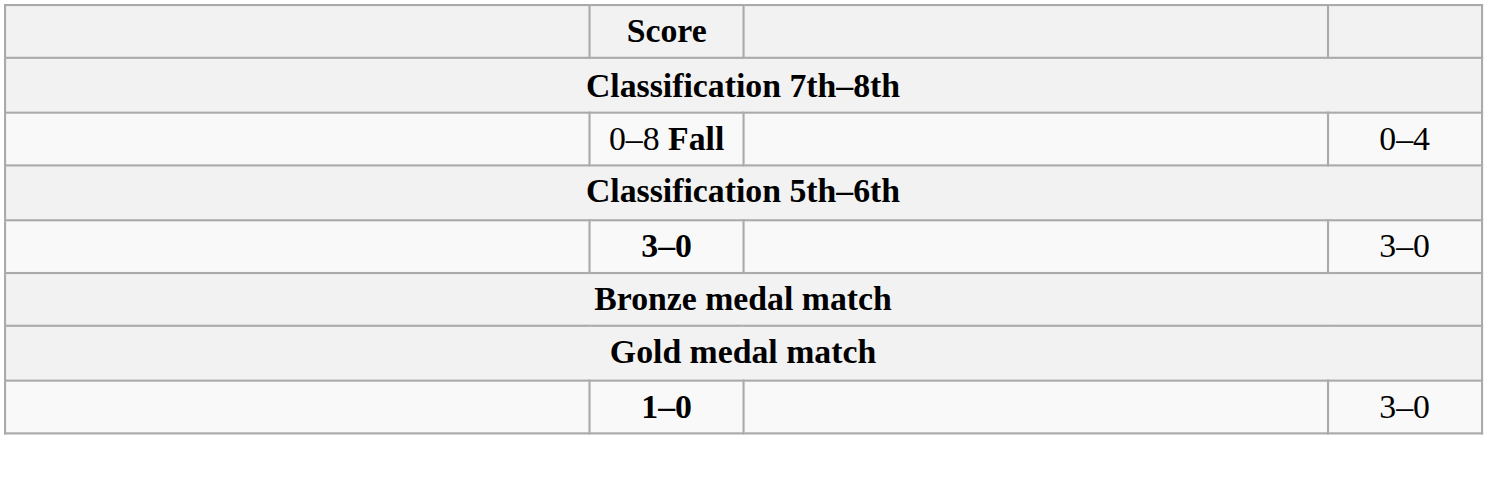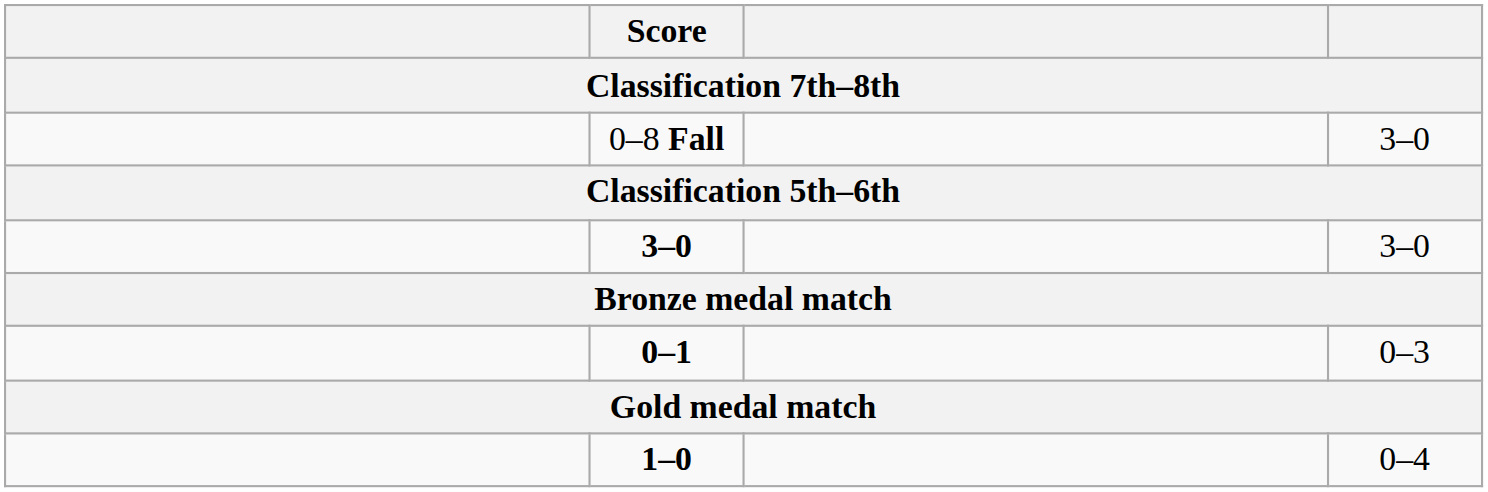(1405, 138) 0–4 -> (1405, 138) 3–0
+ row: (667, 352)
(1405, 406) 3–0 -> (1405, 459) 0–4
